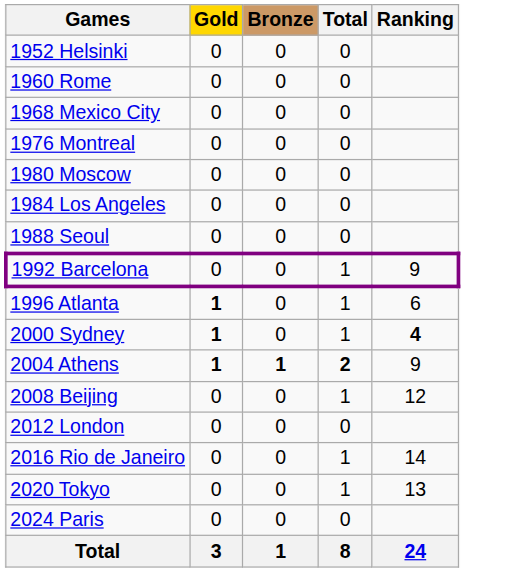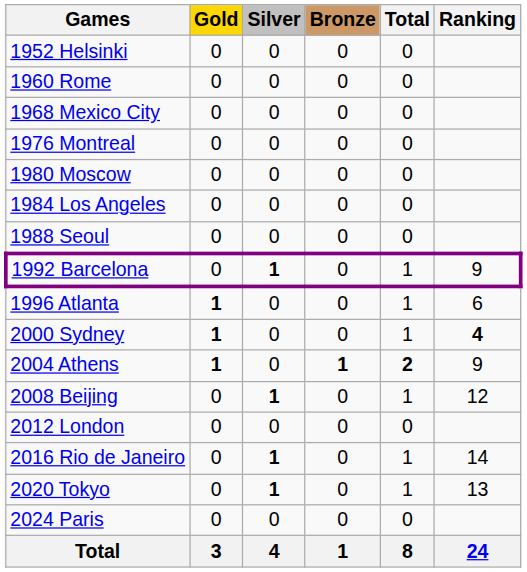+ column: (274, 19)
